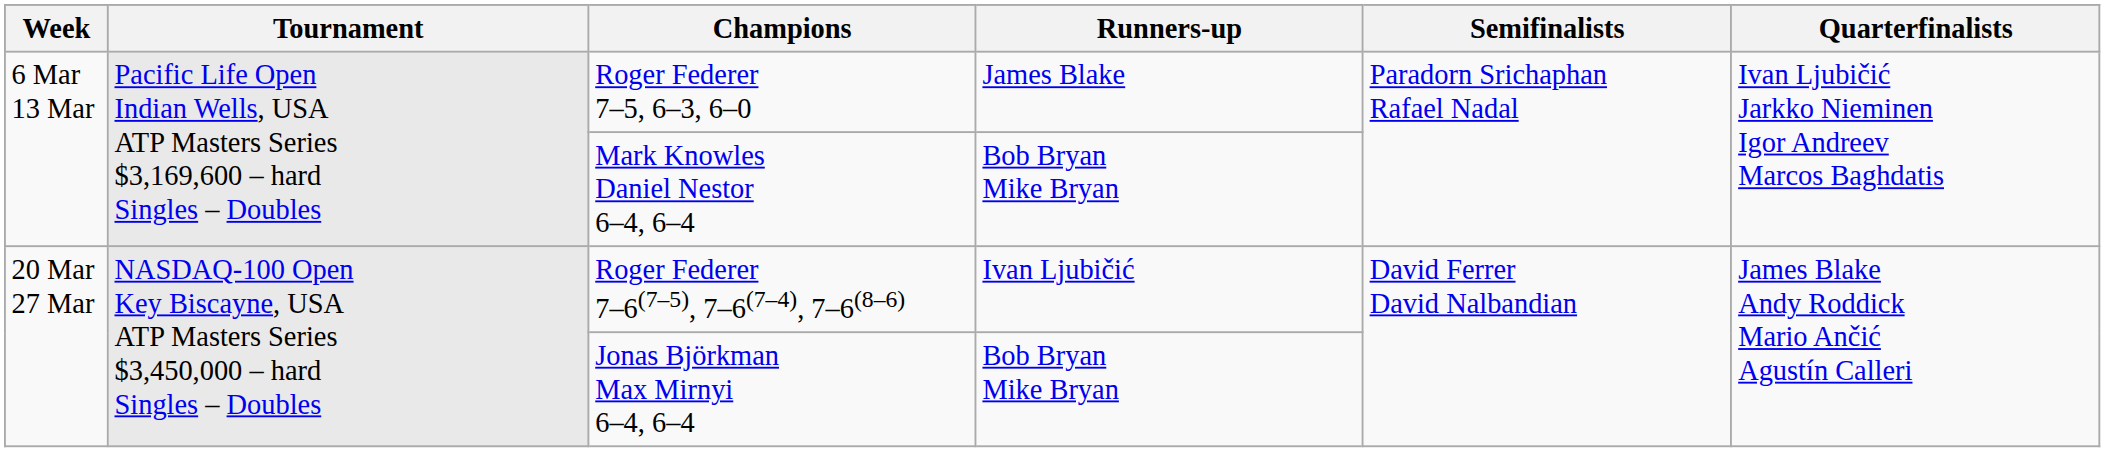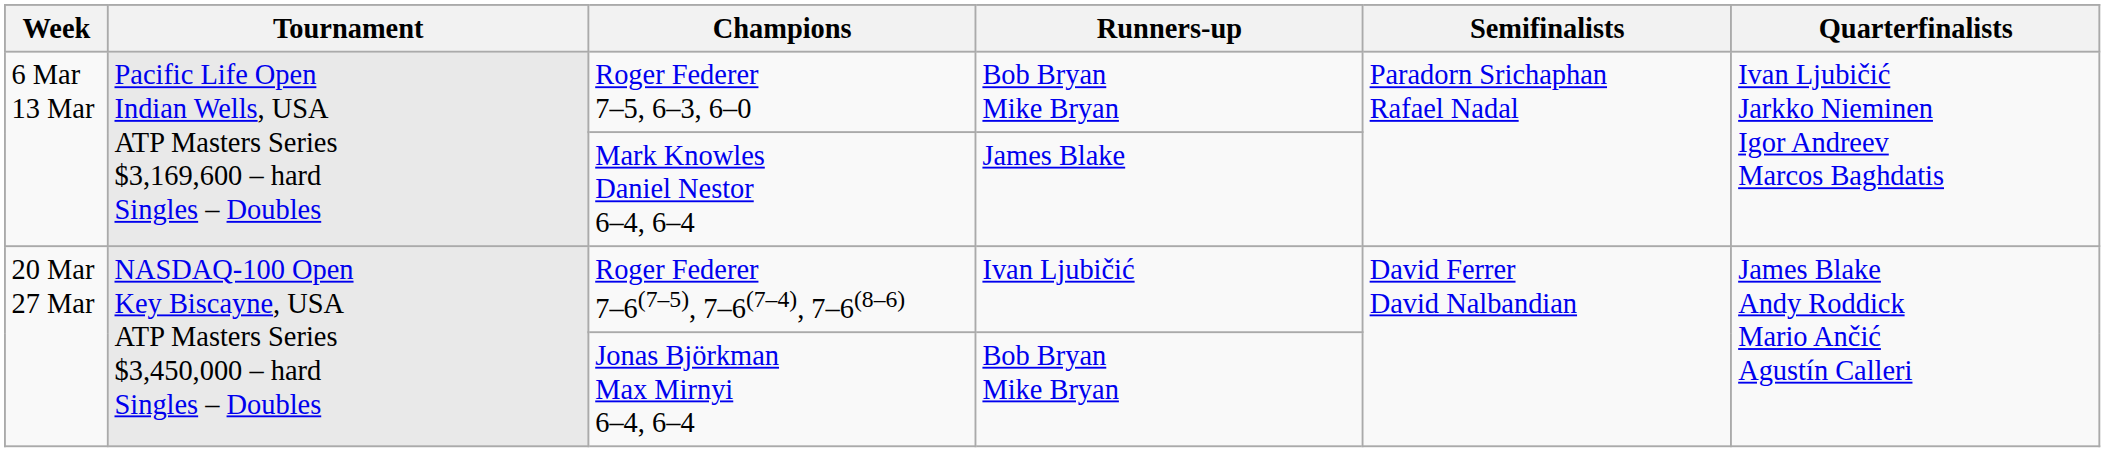(1054, 74) James Blake -> (1051, 91) Bob Bryan Mike Bryan
(1051, 172) Bob Bryan Mike Bryan -> (1054, 155) James Blake
